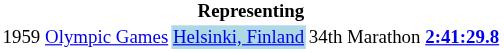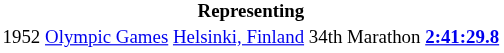(21, 37) 1959 -> (21, 37) 1952
(239, 37) lightblue background -> (239, 37) no background
